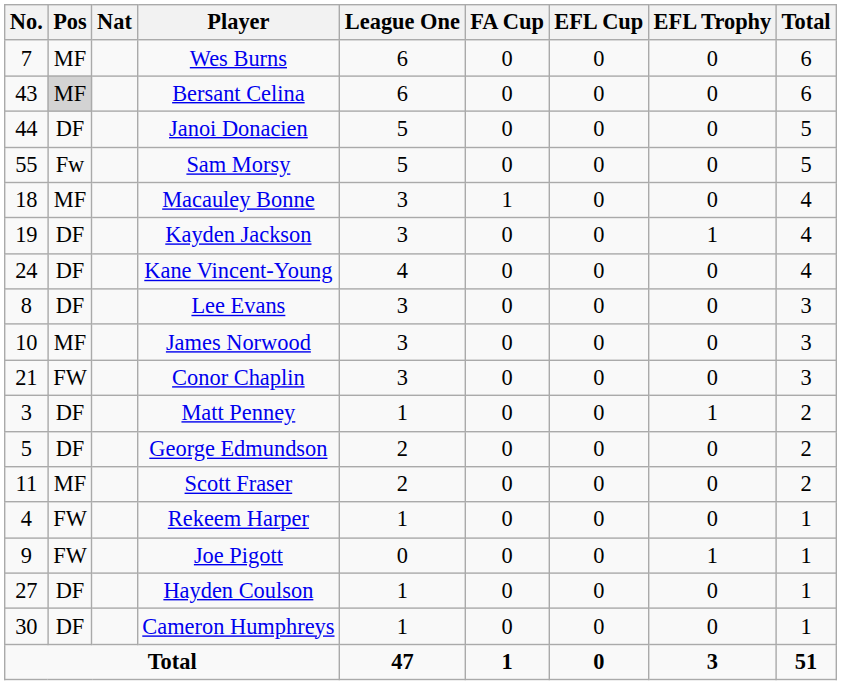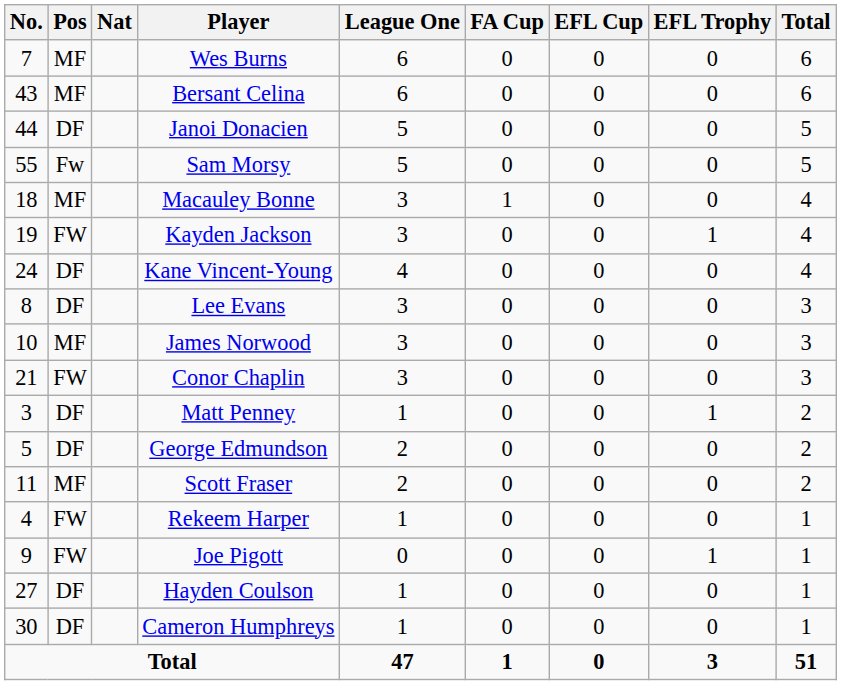(70, 93) lightgrey background -> (70, 93) no background
(70, 235) DF -> (70, 235) FW
